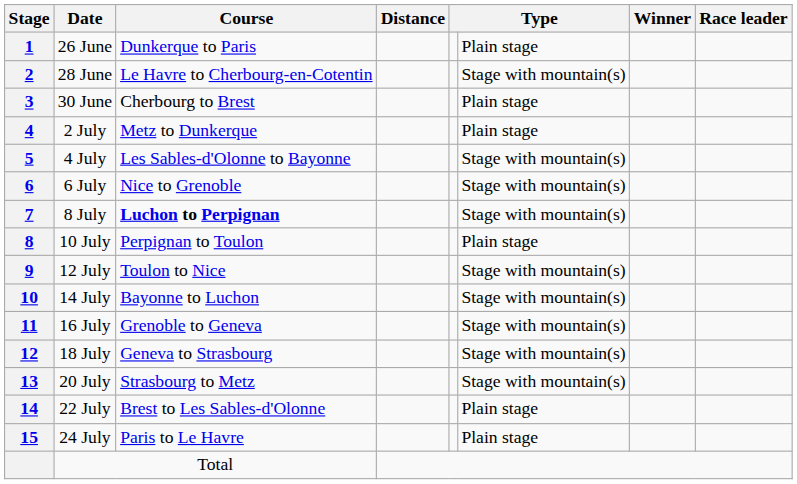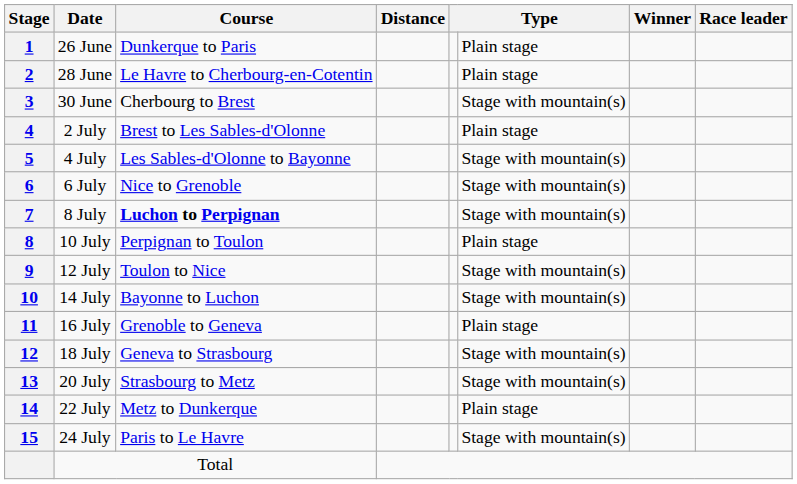(544, 74) Stage with mountain(s) -> (500, 74) Plain stage
(500, 102) Plain stage -> (544, 102) Stage with mountain(s)
(189, 130) Metz to Dunkerque -> (223, 130) Brest to Les Sables-d'Olonne
(544, 325) Stage with mountain(s) -> (500, 325) Plain stage
(223, 409) Brest to Les Sables-d'Olonne -> (189, 409) Metz to Dunkerque
(500, 437) Plain stage -> (544, 437) Stage with mountain(s)
